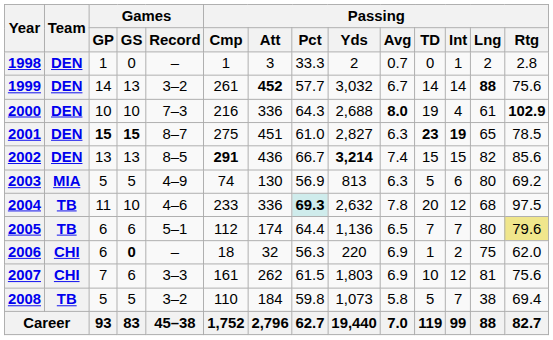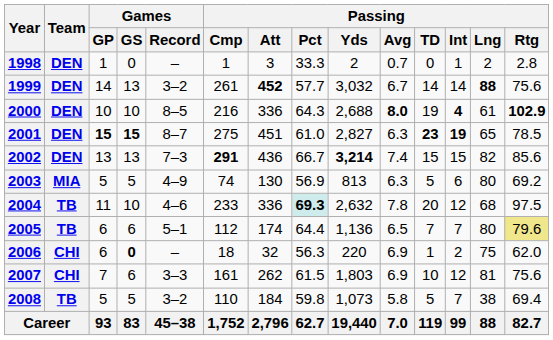(175, 110) 7–3 -> (175, 110) 8–5
(458, 110) normal -> (458, 110) bold
(175, 157) 8–5 -> (175, 157) 7–3
